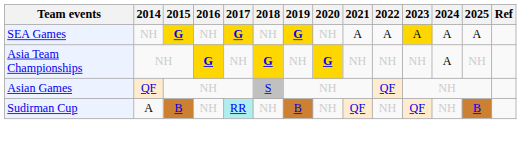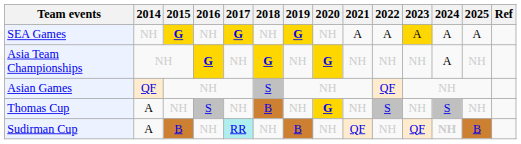+ row: (38, 108)
(447, 108) normal -> (447, 128) bold
